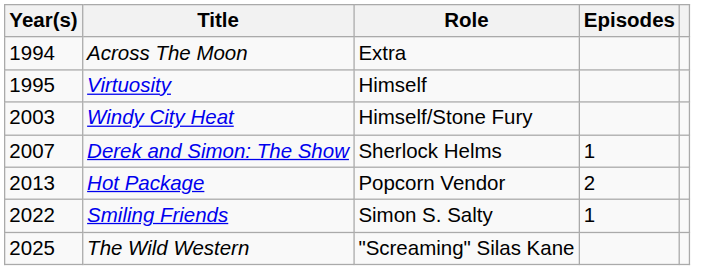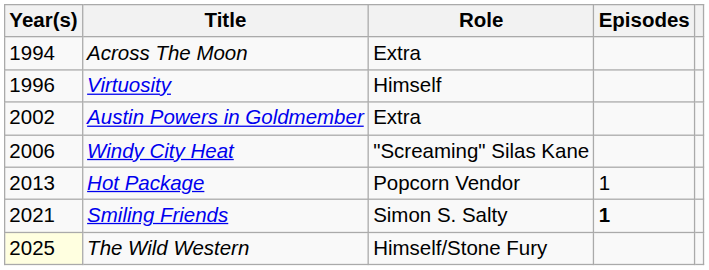(32, 85) 1995 -> (32, 85) 1996
+ row: (225, 118)
(32, 118) 2003 -> (32, 150) 2006
(445, 118) Himself/Stone Fury -> (481, 150) "Screaming" Silas Kane
- row: (218, 150)
(590, 183) 2 -> (604, 183) 1
(32, 215) 2022 -> (32, 215) 2021
(590, 215) normal -> (604, 215) bold
(32, 248) no background -> (32, 248) lightyellow background
(466, 248) "Screaming" Silas Kane -> (460, 248) Himself/Stone Fury
